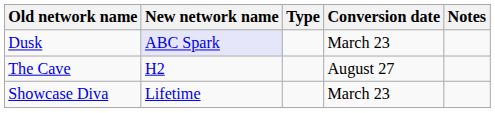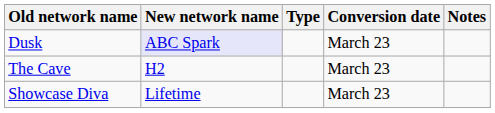(361, 68) August 27 -> (359, 68) March 23
